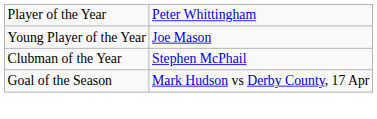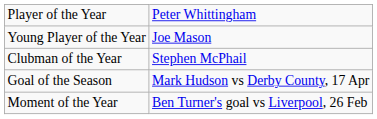+ row: (63, 102)
